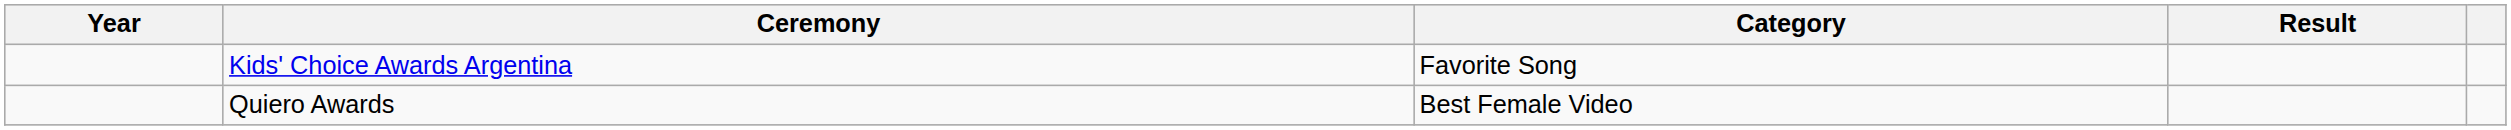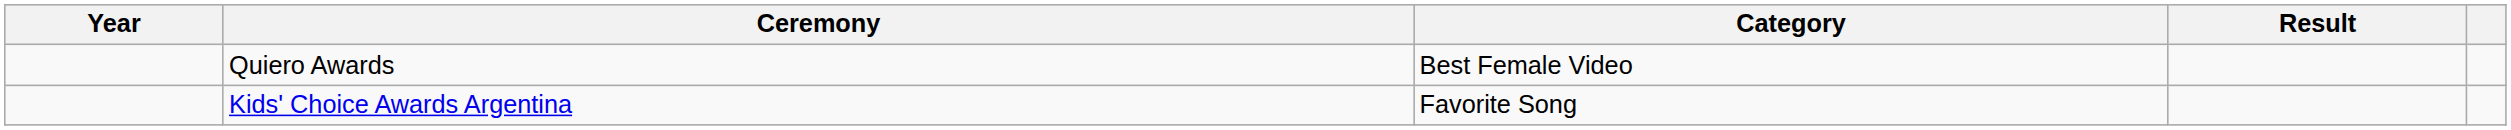rows swapped: (401, 64) <-> (312, 104)
